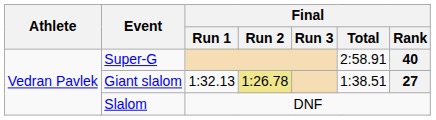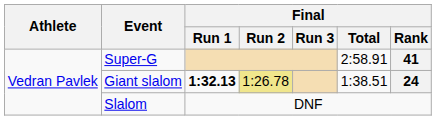(410, 60) 40 -> (411, 60) 41
(212, 82) normal -> (212, 82) bold
(410, 82) 27 -> (411, 82) 24
